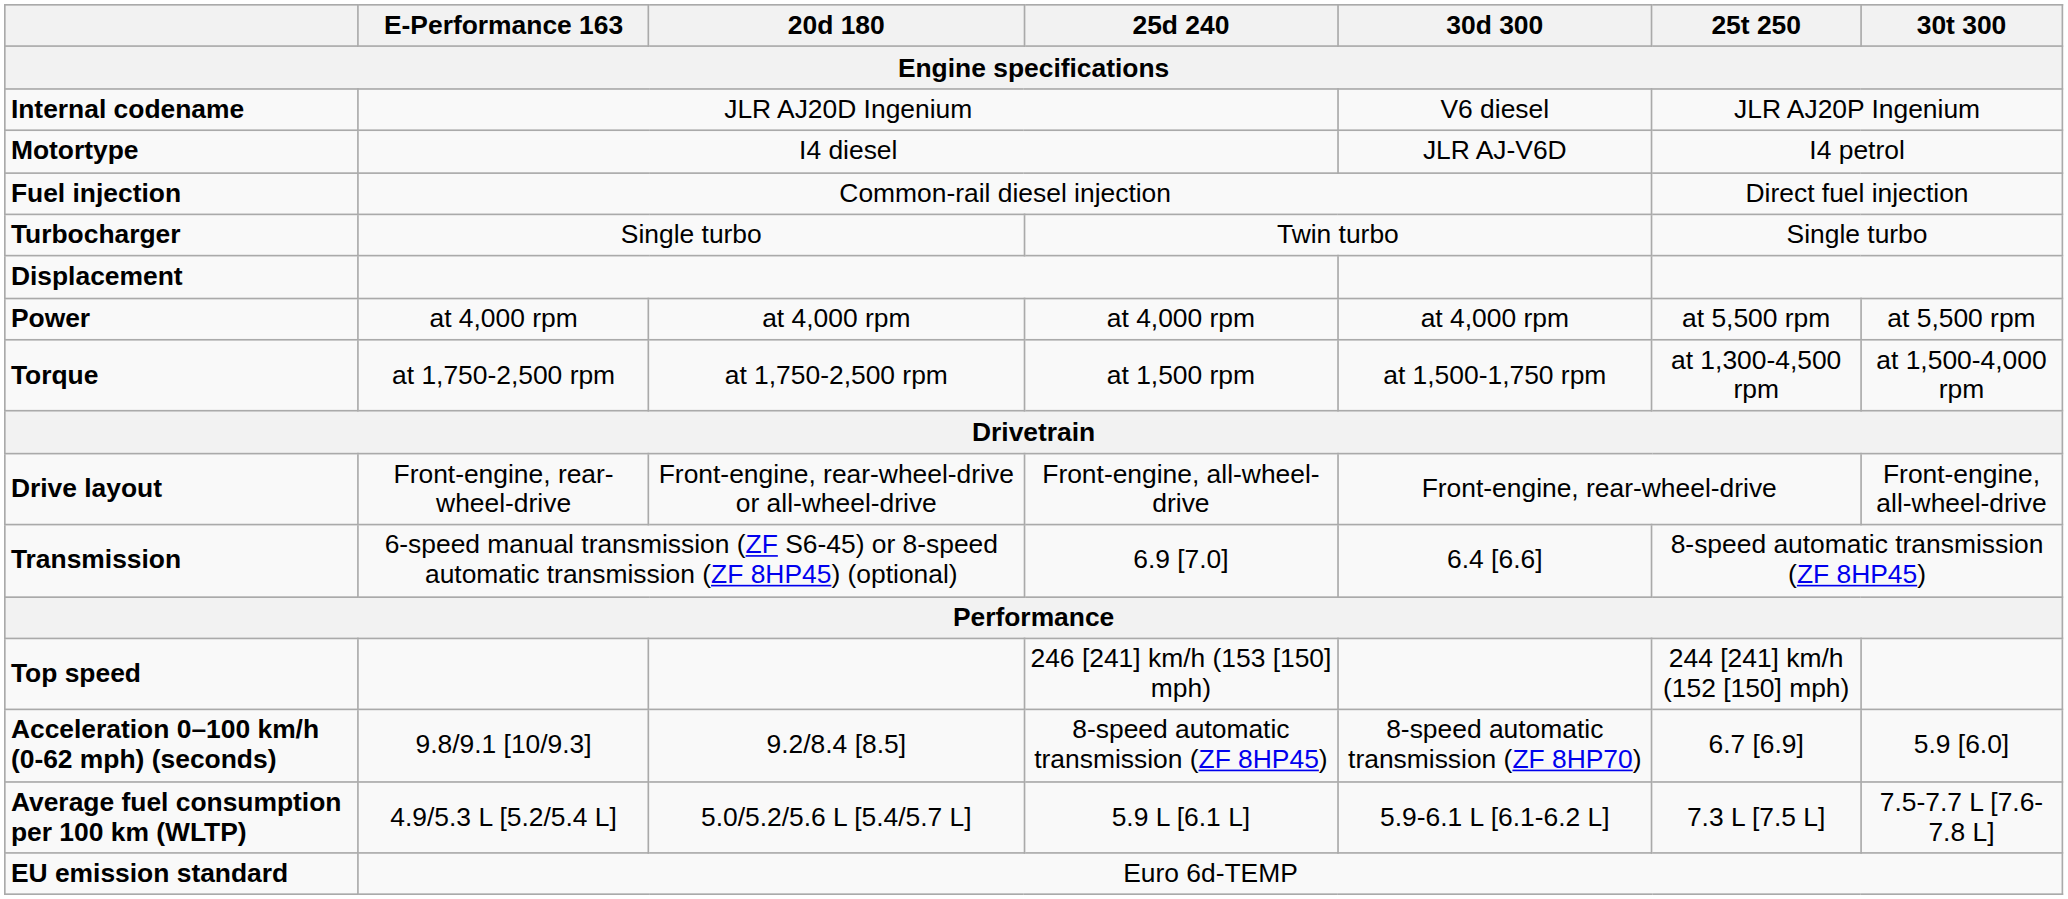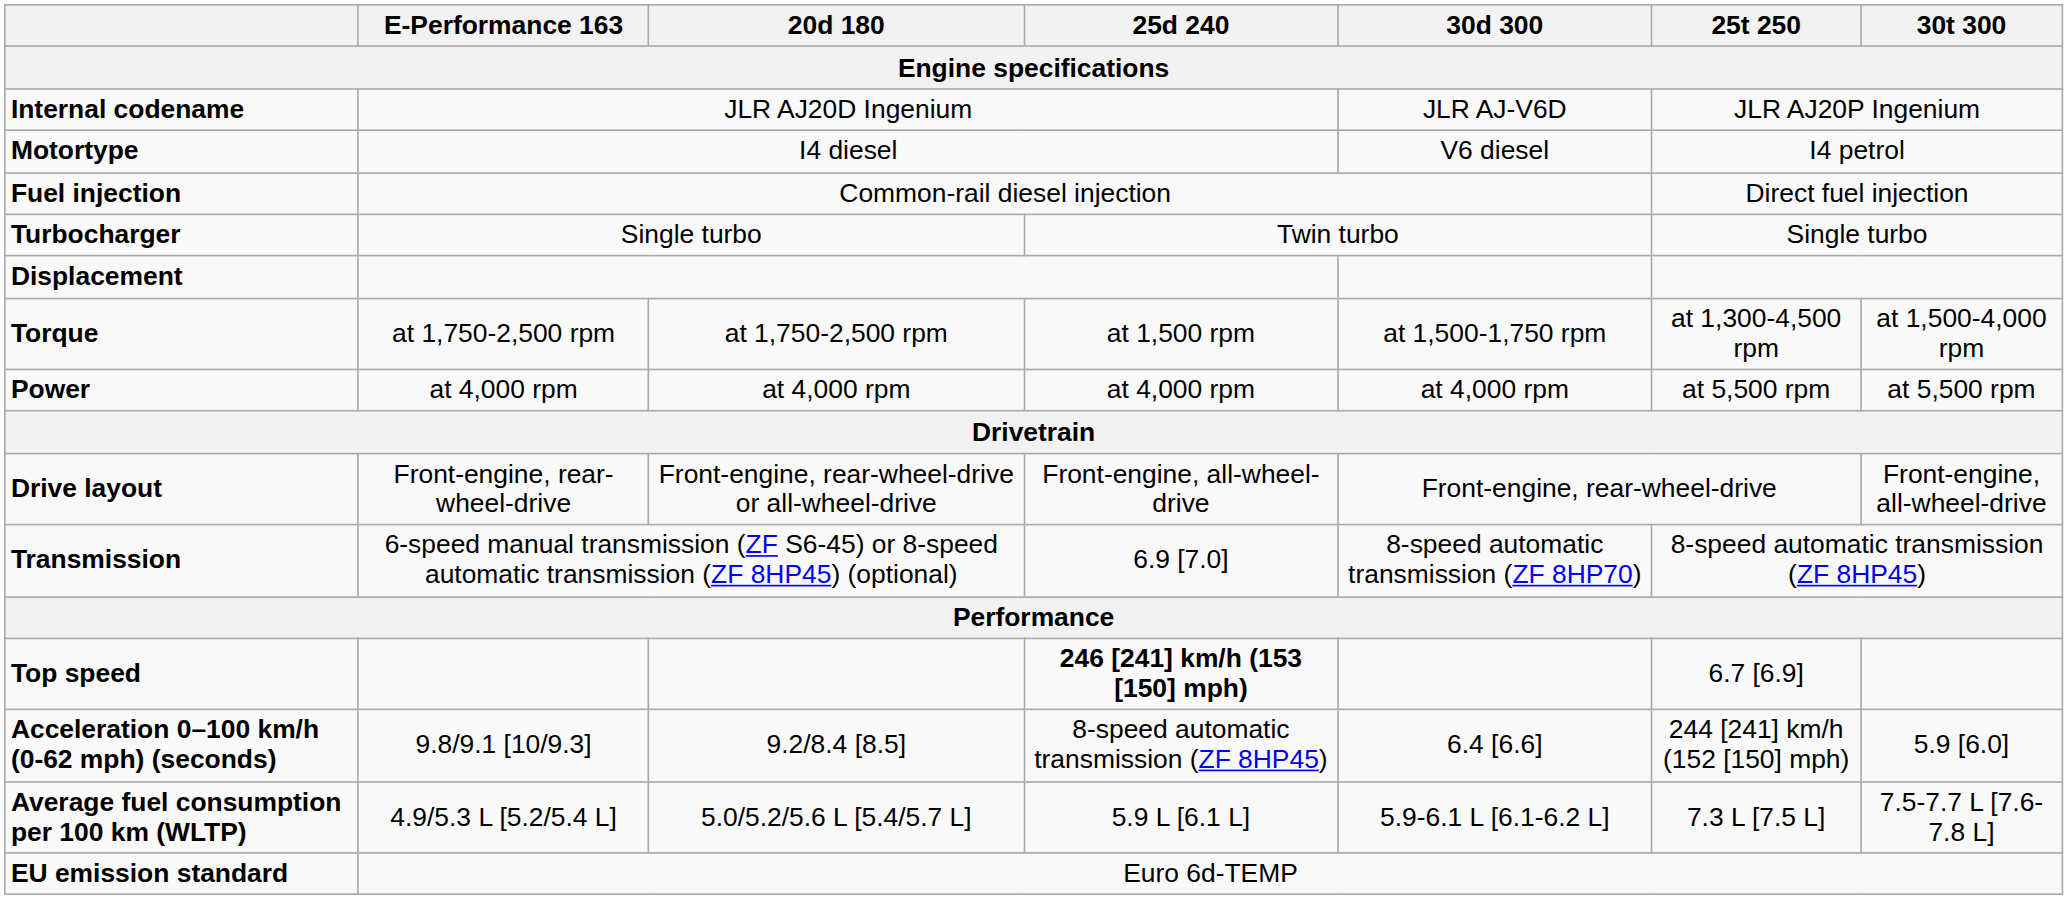(1495, 109) V6 diesel -> (1495, 109) JLR AJ-V6D
(1495, 151) JLR AJ-V6D -> (1495, 151) V6 diesel
rows swapped: (51, 318) <-> (55, 375)
(1495, 560) 6.4 [6.6] -> (1495, 560) 8-speed automatic transmission (ZF 8HP70)
(1181, 673) normal -> (1181, 673) bold
(1756, 673) 244 [241] km/h (152 [150] mph) -> (1756, 673) 6.7 [6.9]
(1495, 745) 8-speed automatic transmission (ZF 8HP70) -> (1495, 745) 6.4 [6.6]
(1756, 745) 6.7 [6.9] -> (1756, 745) 244 [241] km/h (152 [150] mph)
